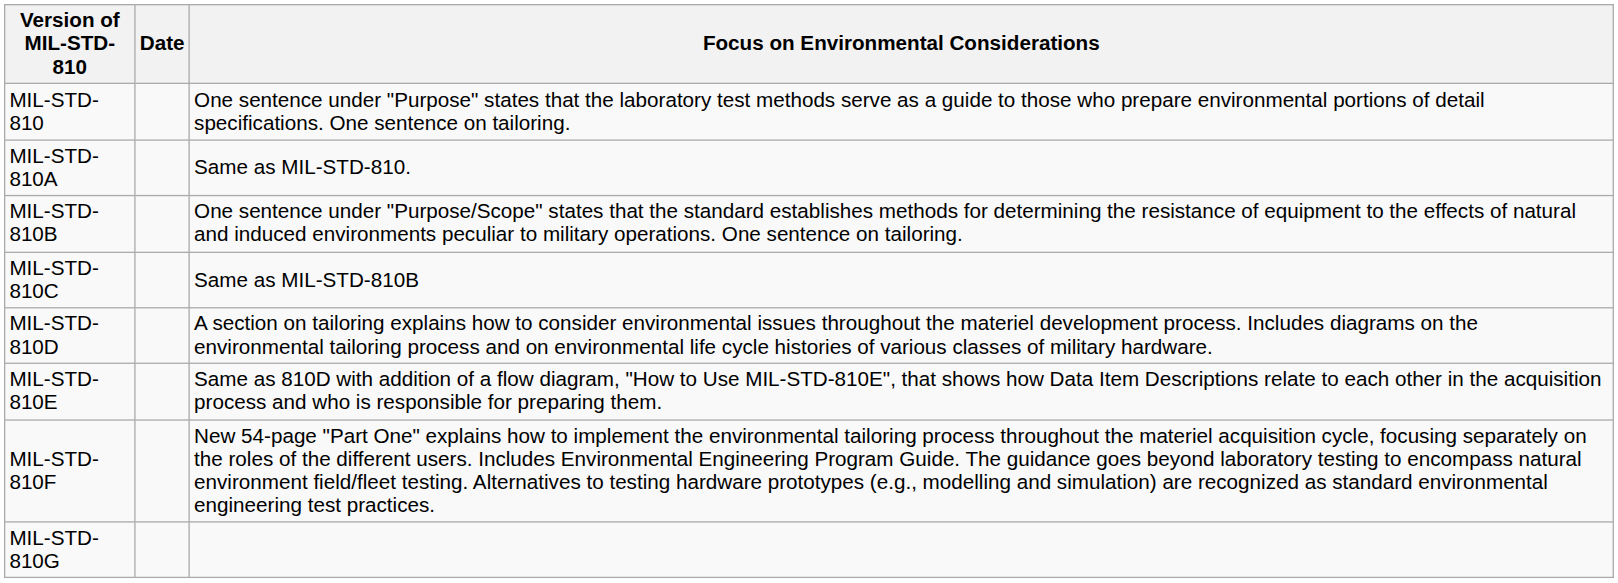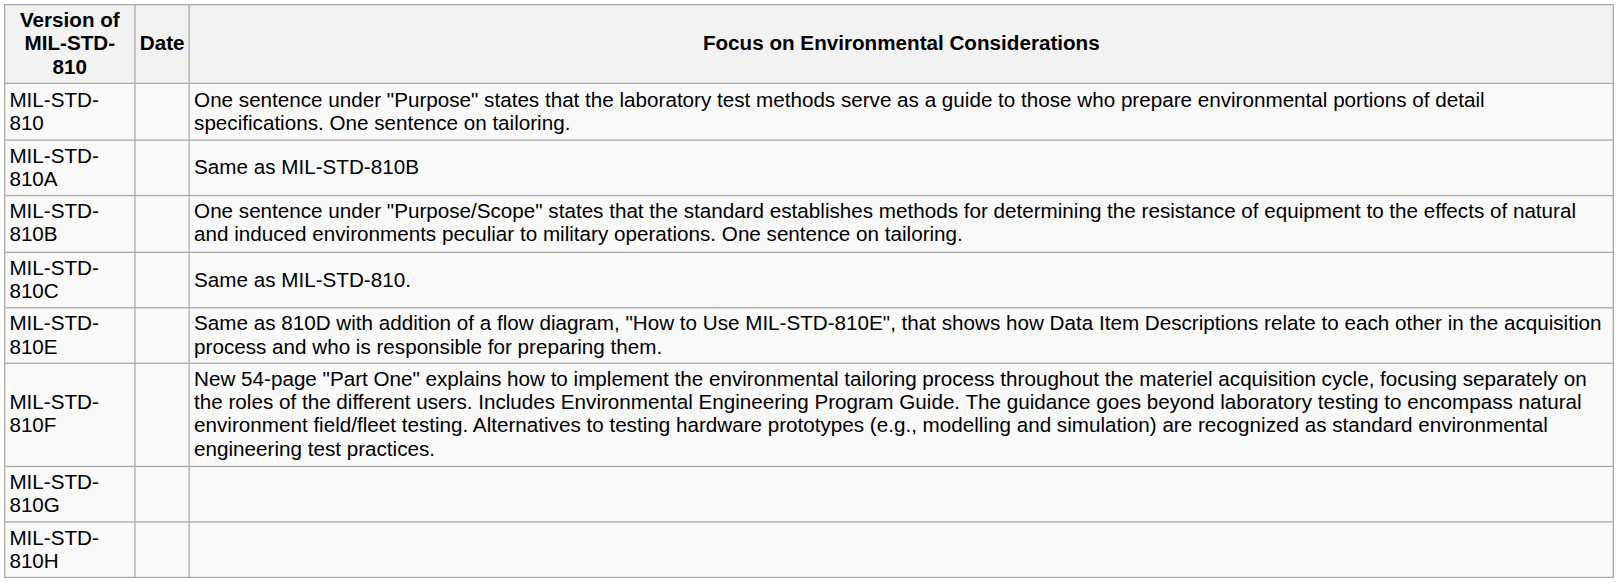(302, 167) Same as MIL-STD-810. -> (306, 167) Same as MIL-STD-810B
(306, 279) Same as MIL-STD-810B -> (302, 279) Same as MIL-STD-810.
- row: (54, 335)
+ row: (54, 549)
